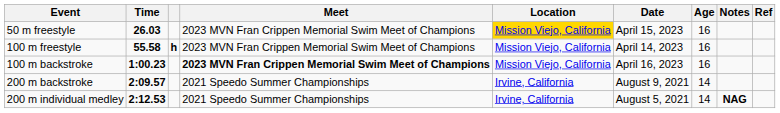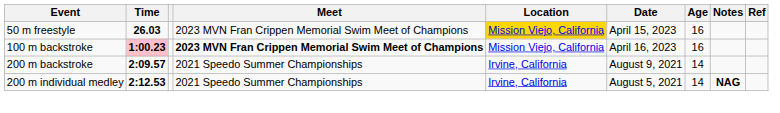- row: (44, 47)
(147, 64) no background -> (147, 47) pink background
